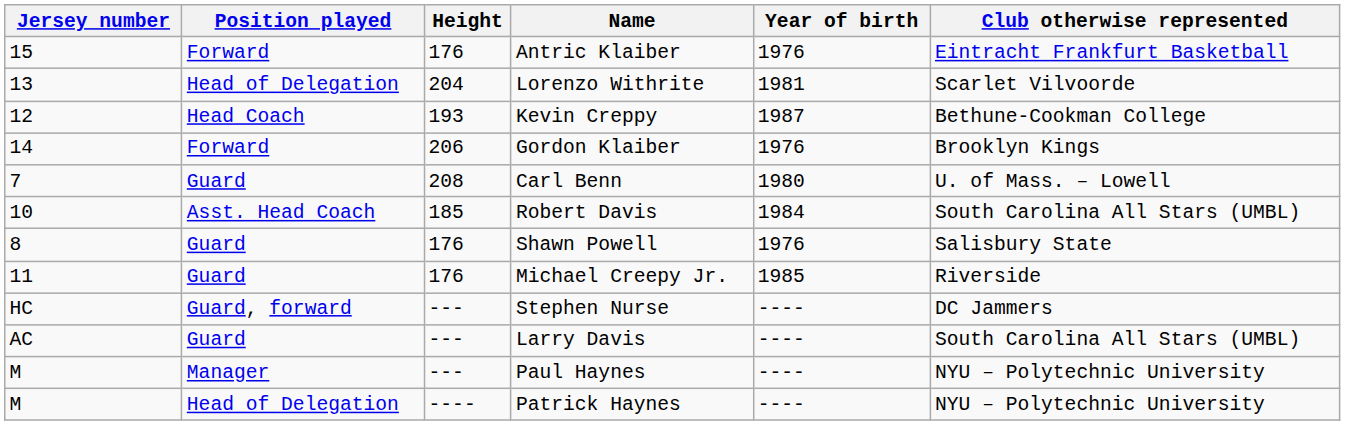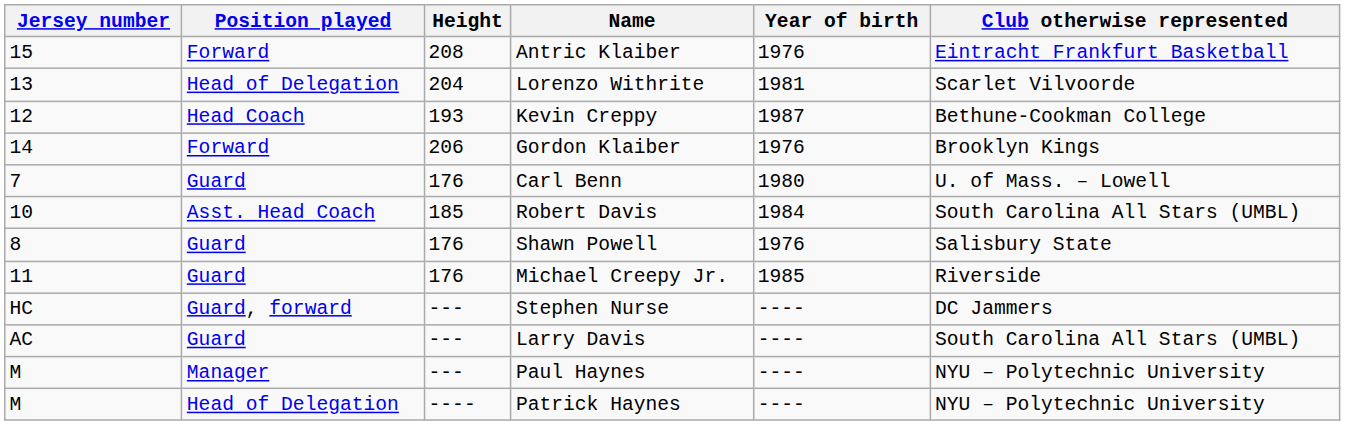(446, 53) 176 -> (446, 53) 208
(446, 181) 208 -> (446, 181) 176
